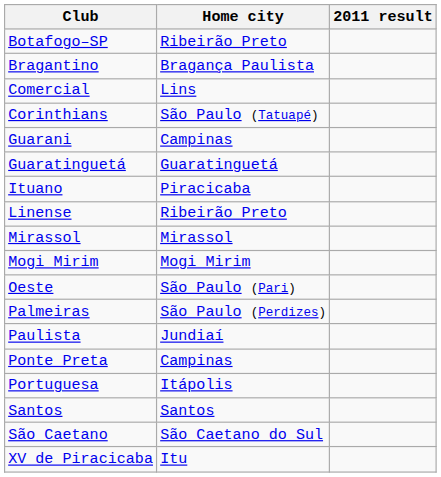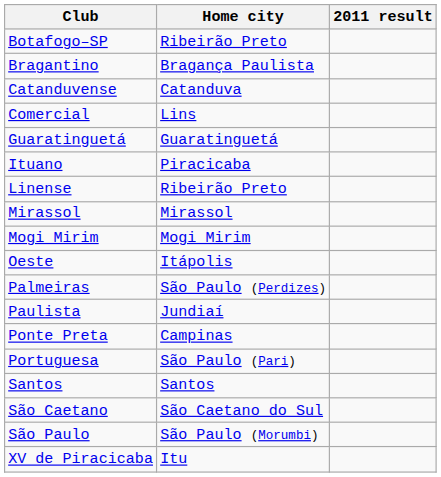+ row: (62, 91)
- row: (58, 115)
- row: (40, 140)
(228, 287) São Paulo (Pari) -> (196, 263) Itápolis
(196, 386) Itápolis -> (228, 361) São Paulo (Pari)
+ row: (49, 435)
